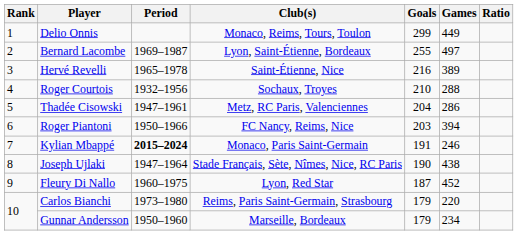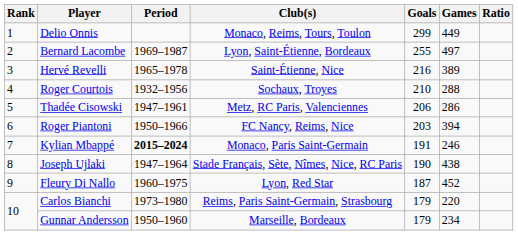(422, 107) 204 -> (422, 107) 206
